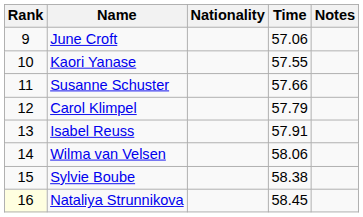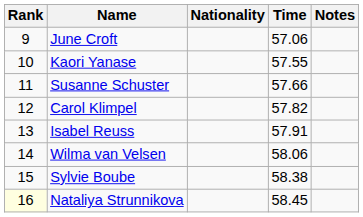(290, 108) 57.79 -> (290, 108) 57.82
